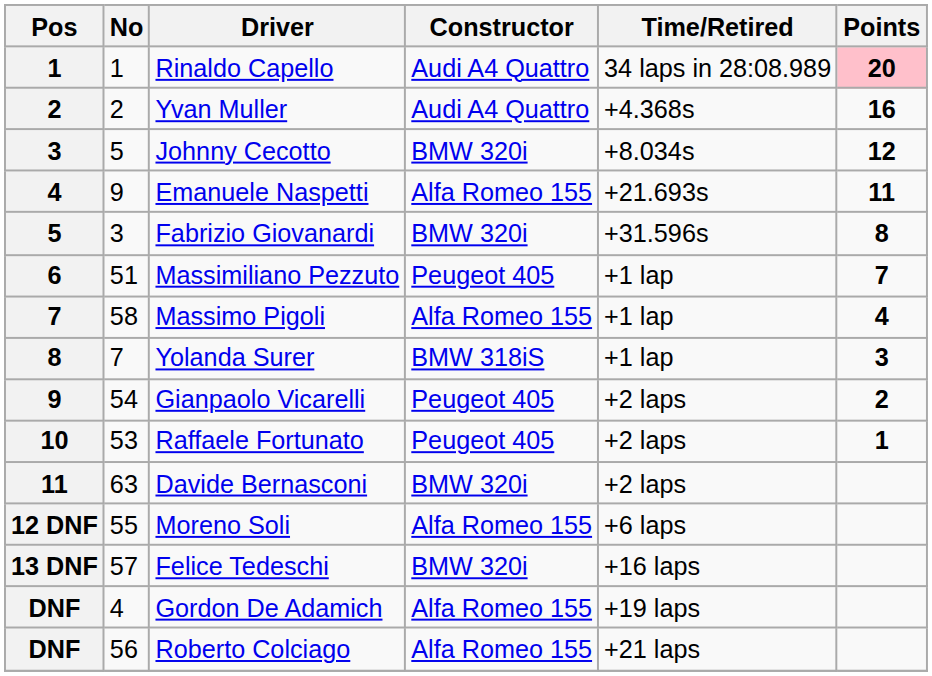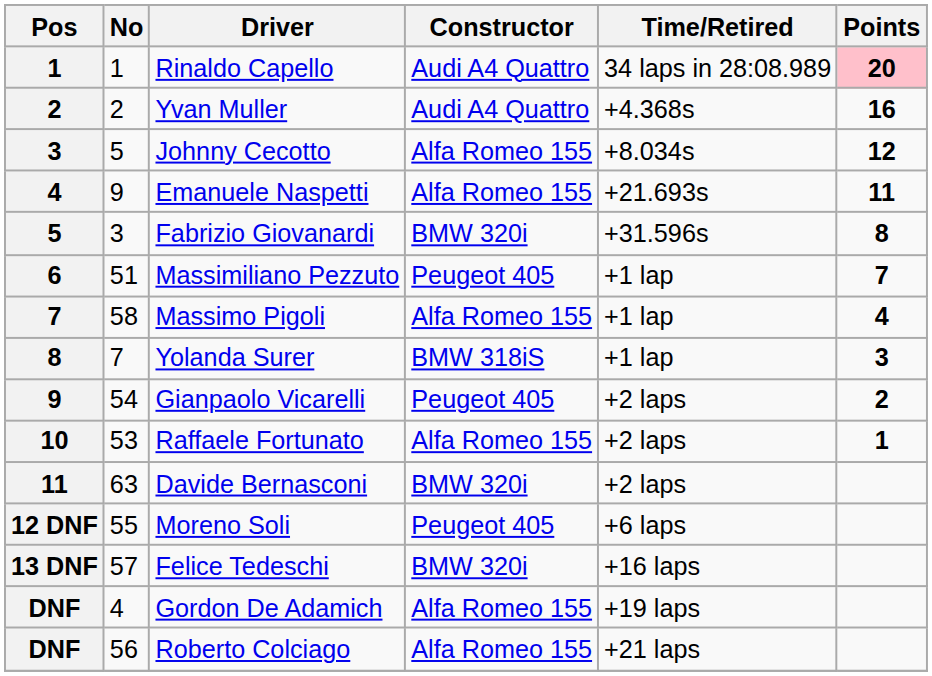(469, 150) BMW 320i -> (502, 150) Alfa Romeo 155
(483, 441) Peugeot 405 -> (502, 441) Alfa Romeo 155
(502, 524) Alfa Romeo 155 -> (483, 524) Peugeot 405
